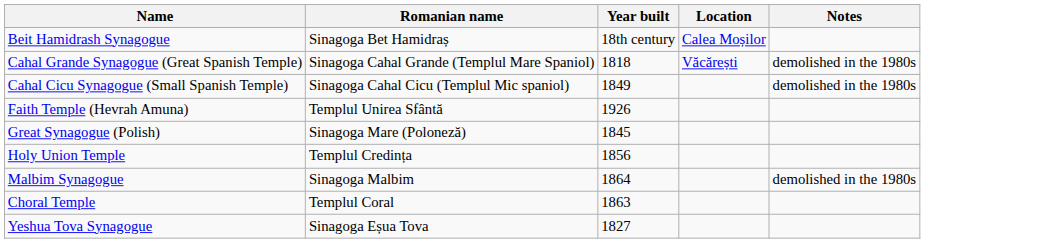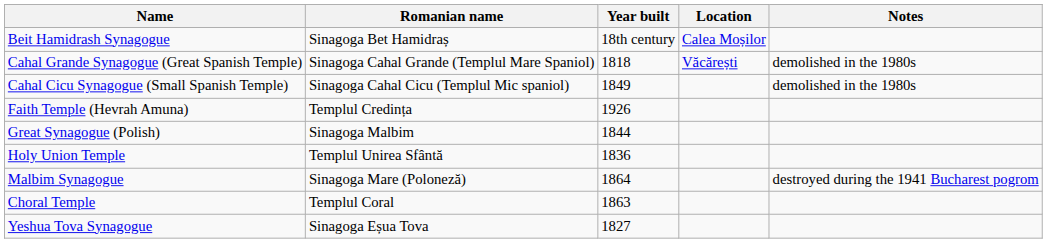(376, 109) Templul Unirea Sfântă -> (361, 109) Templul Credința
(387, 132) Sinagoga Mare (Poloneză) -> (361, 132) Sinagoga Malbim
(616, 132) 1845 -> (616, 132) 1844
(361, 156) Templul Credința -> (376, 156) Templul Unirea Sfântă
(616, 156) 1856 -> (616, 156) 1836
(361, 179) Sinagoga Malbim -> (387, 179) Sinagoga Mare (Poloneză)
(844, 179) demolished in the 1980s -> (906, 179) destroyed during the 1941 Bucharest pogrom
